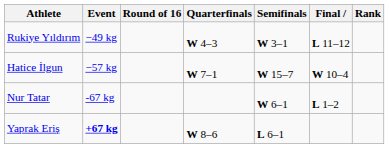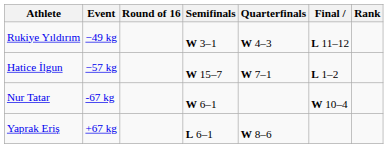columns swapped: (219, 13) <-> (282, 13)
(330, 74) W 10–4 -> (325, 74) L 1–2
(325, 104) L 1–2 -> (329, 104) W 10–4
(102, 128) bold -> (101, 128) normal
